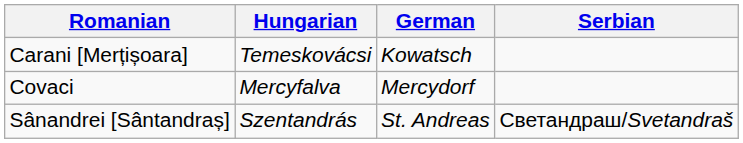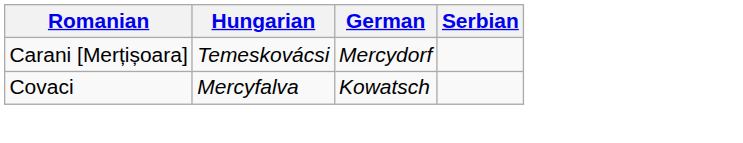(427, 54) Kowatsch -> (386, 54) Mercydorf
(428, 87) Mercydorf -> (384, 87) Kowatsch
- row: (120, 120)
